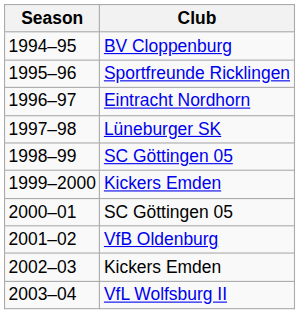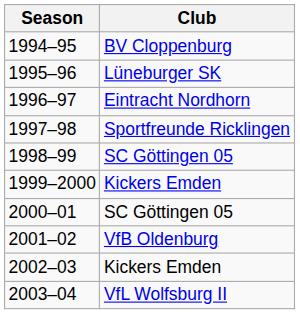(197, 73) Sportfreunde Ricklingen -> (163, 73) Lüneburger SK
(163, 128) Lüneburger SK -> (197, 128) Sportfreunde Ricklingen
